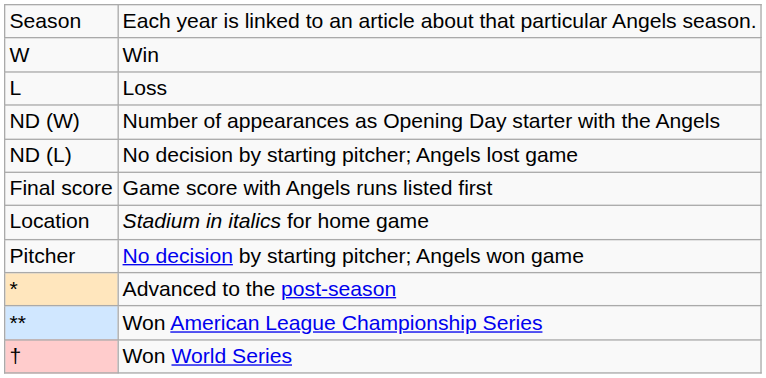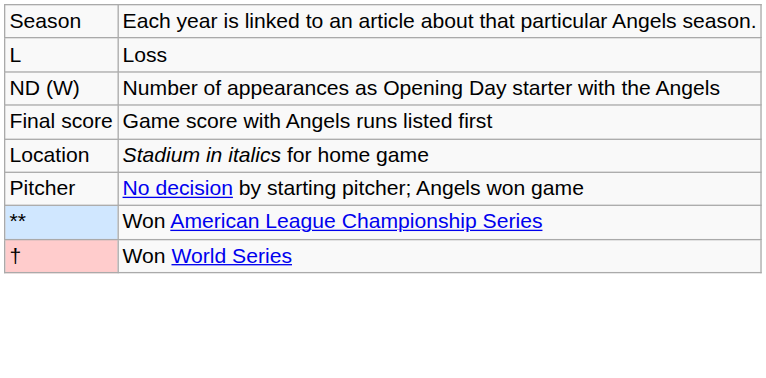- row: (19, 54)
- row: (41, 155)
- row: (14, 289)
